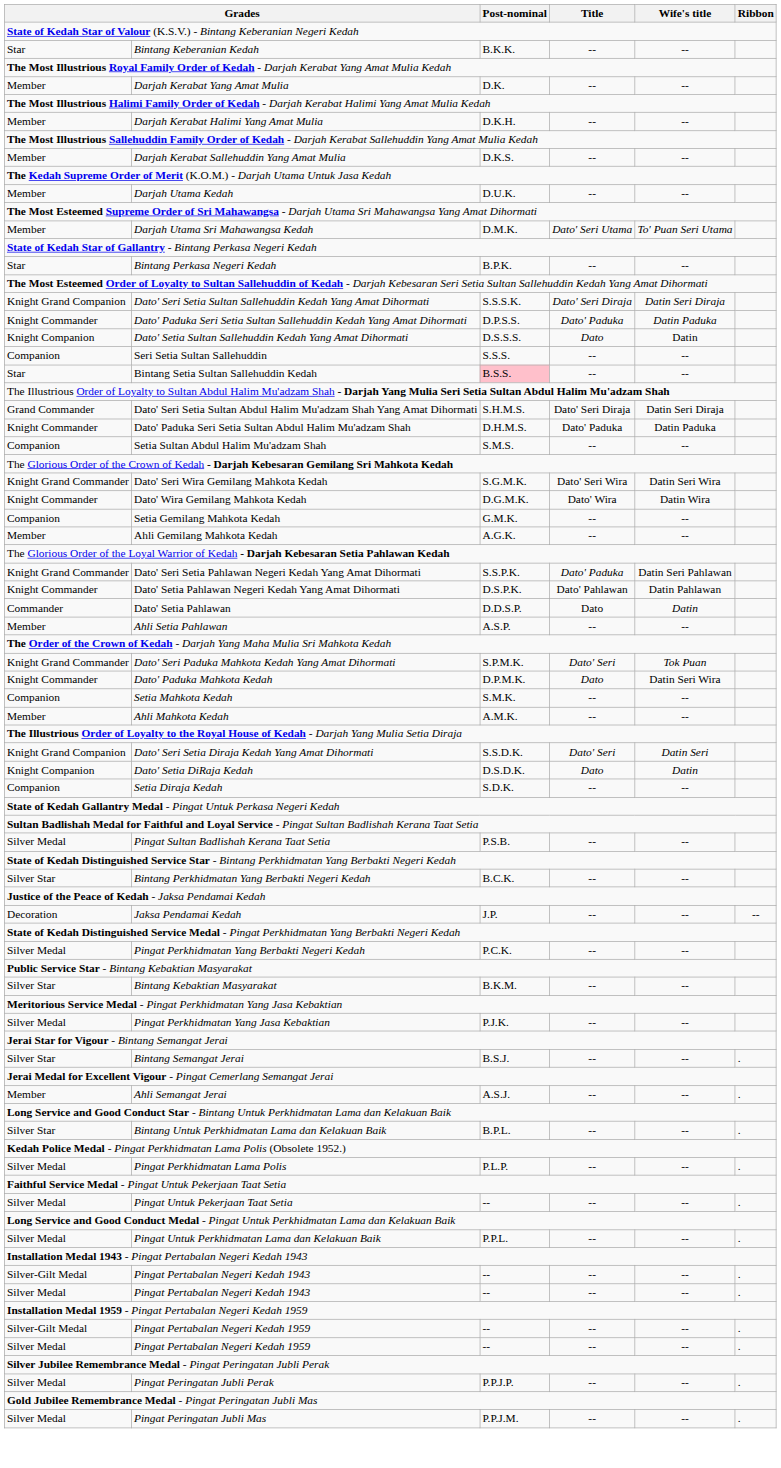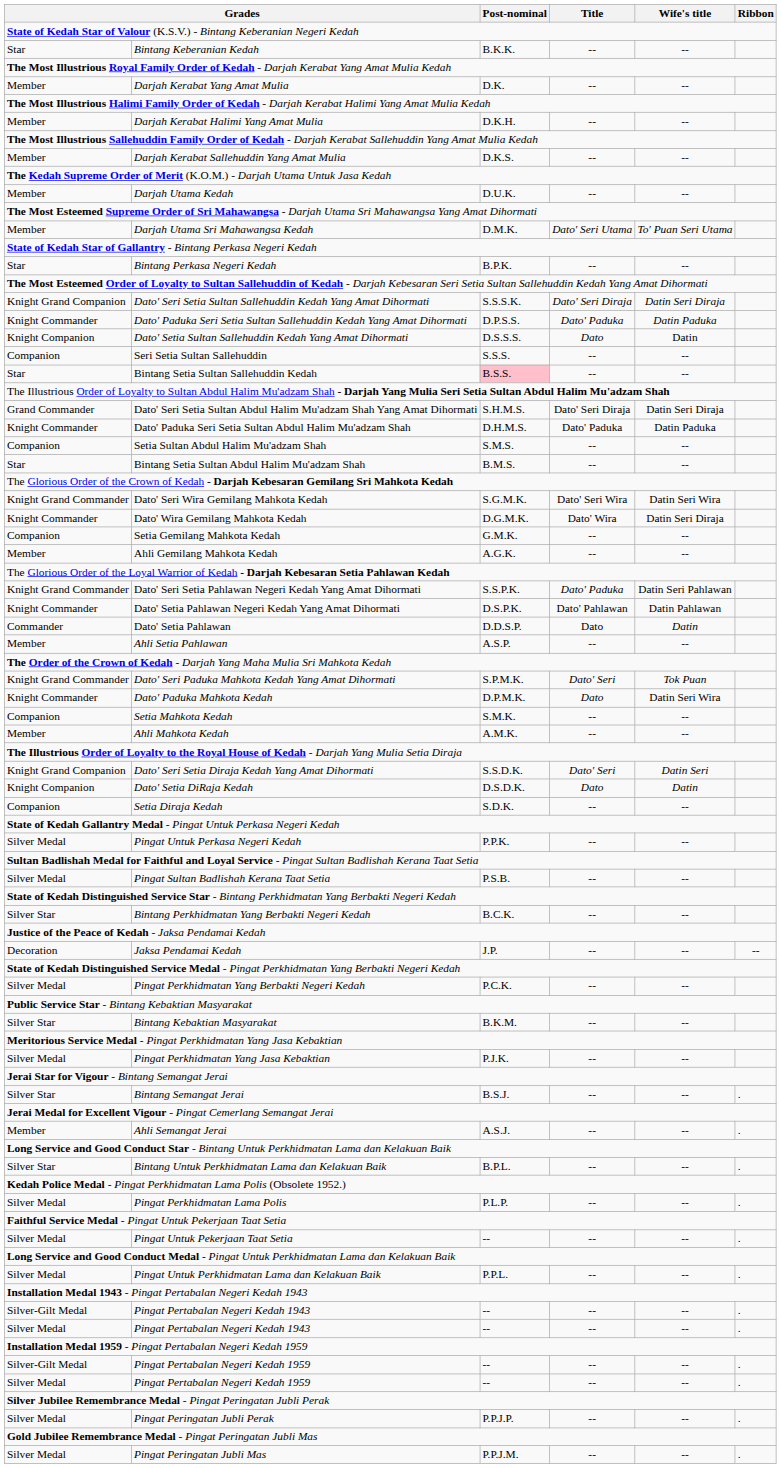+ row: (16, 463)
(685, 499) Datin Wira -> (685, 517) Datin Seri Diraja
+ row: (36, 842)
